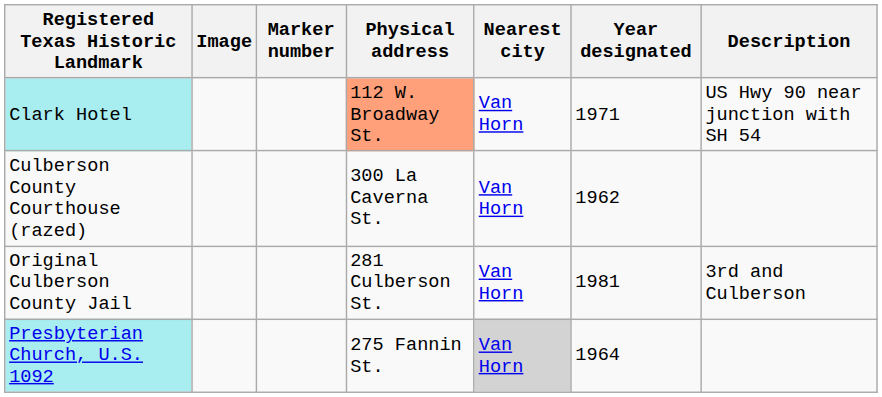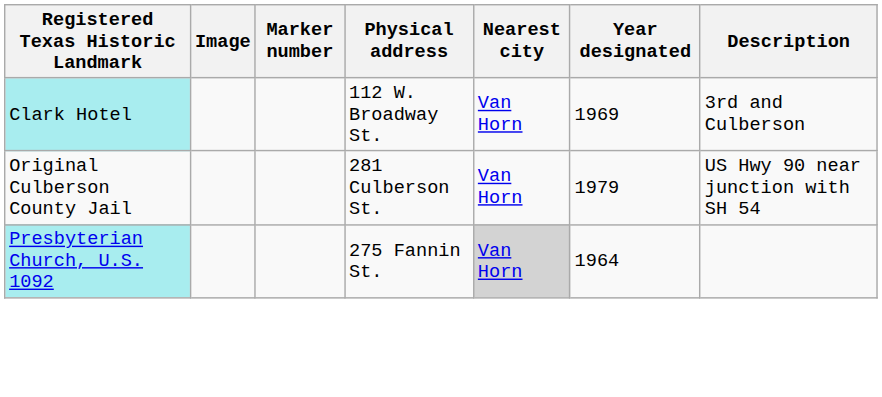(395, 115) lightsalmon background -> (394, 115) no background
(598, 115) 1971 -> (597, 115) 1969
(783, 115) US Hwy 90 near junction with SH 54 -> (755, 115) 3rd and Culberson
- row: (65, 198)
(598, 282) 1981 -> (597, 188) 1979
(756, 282) 3rd and Culberson -> (783, 188) US Hwy 90 near junction with SH 54
